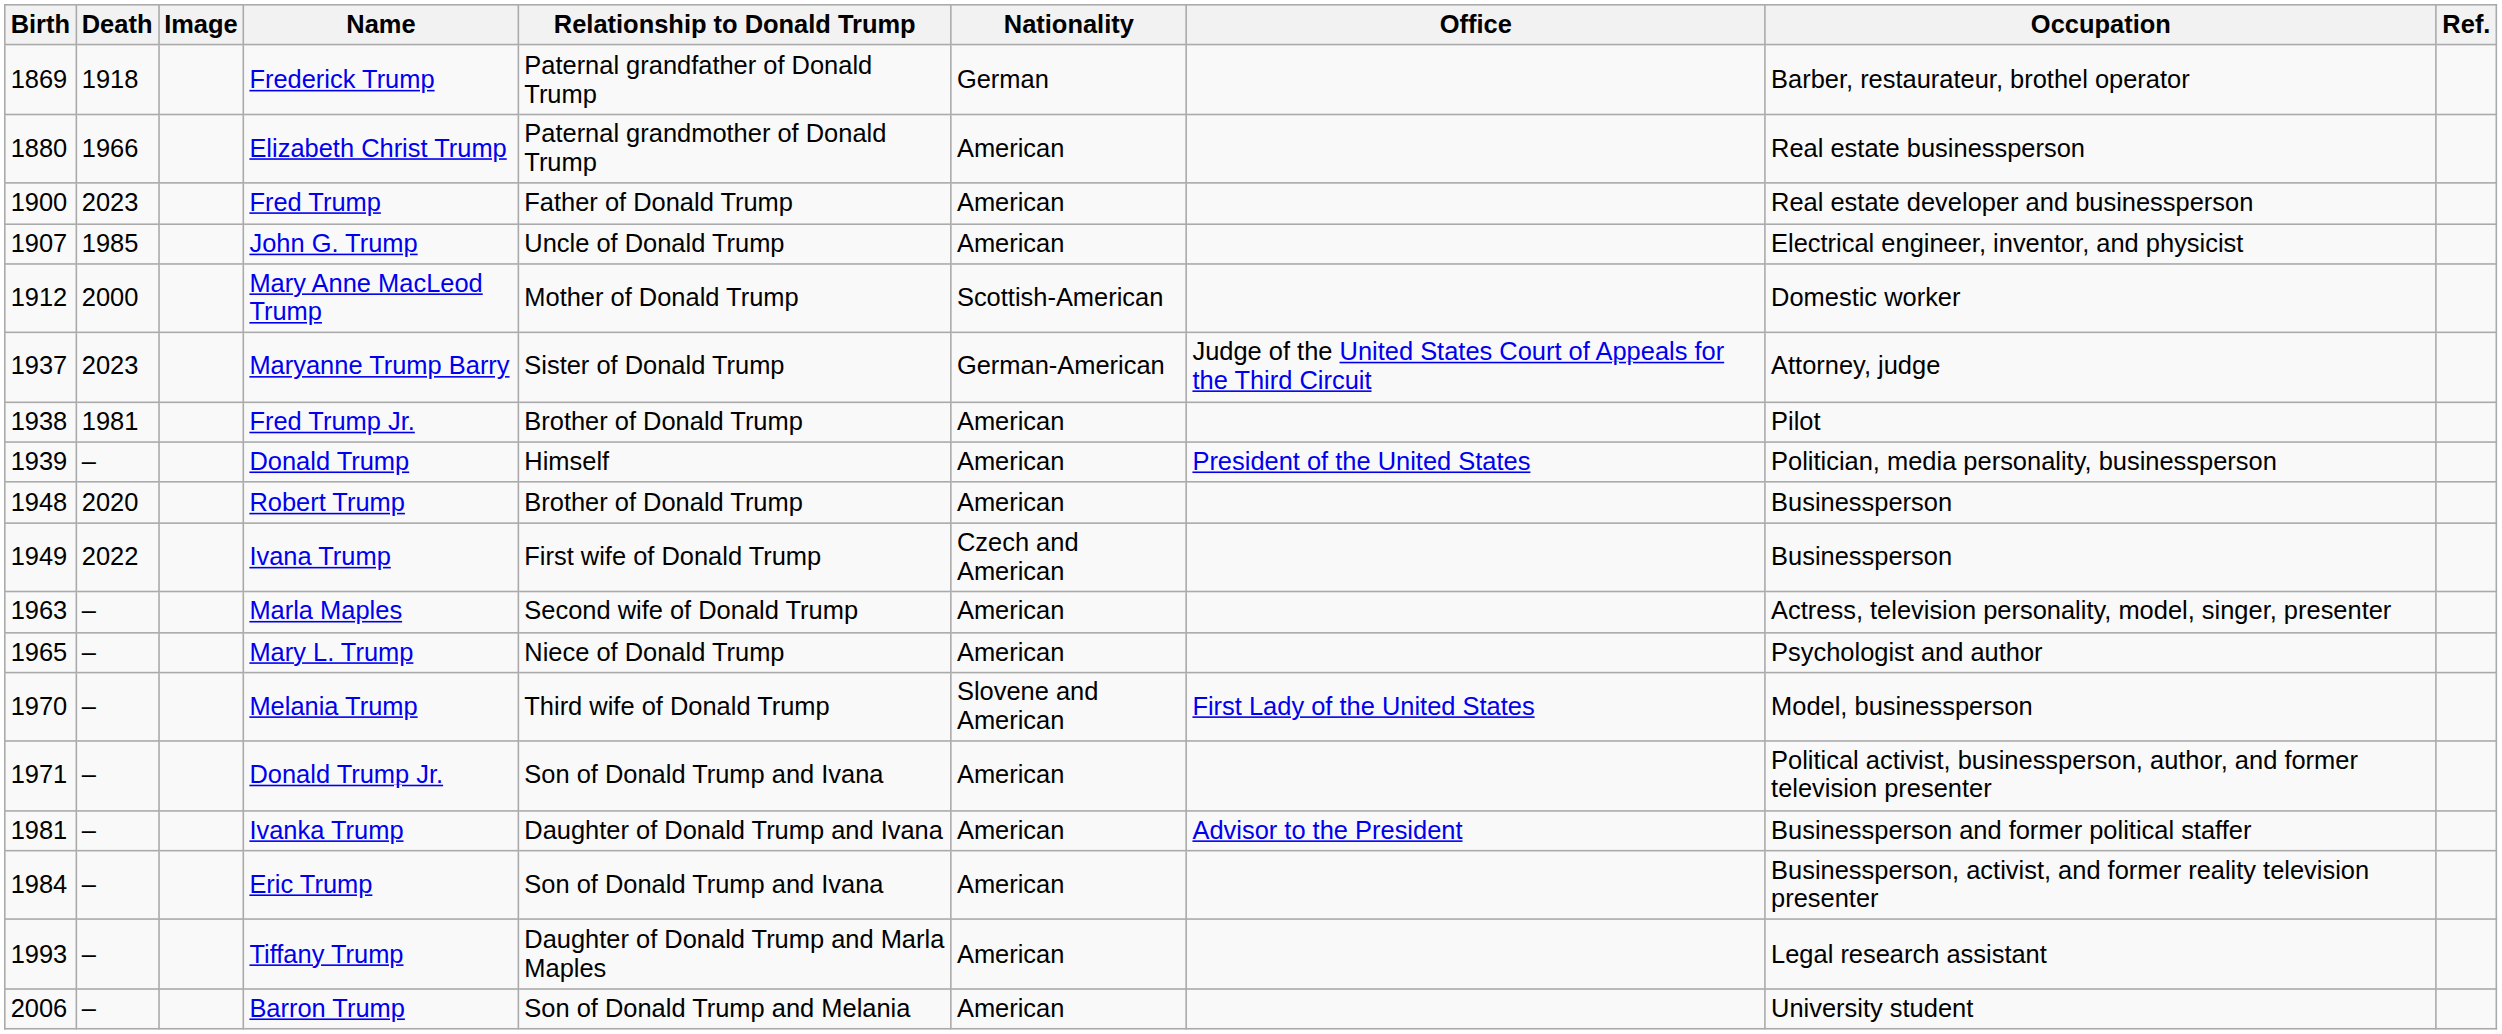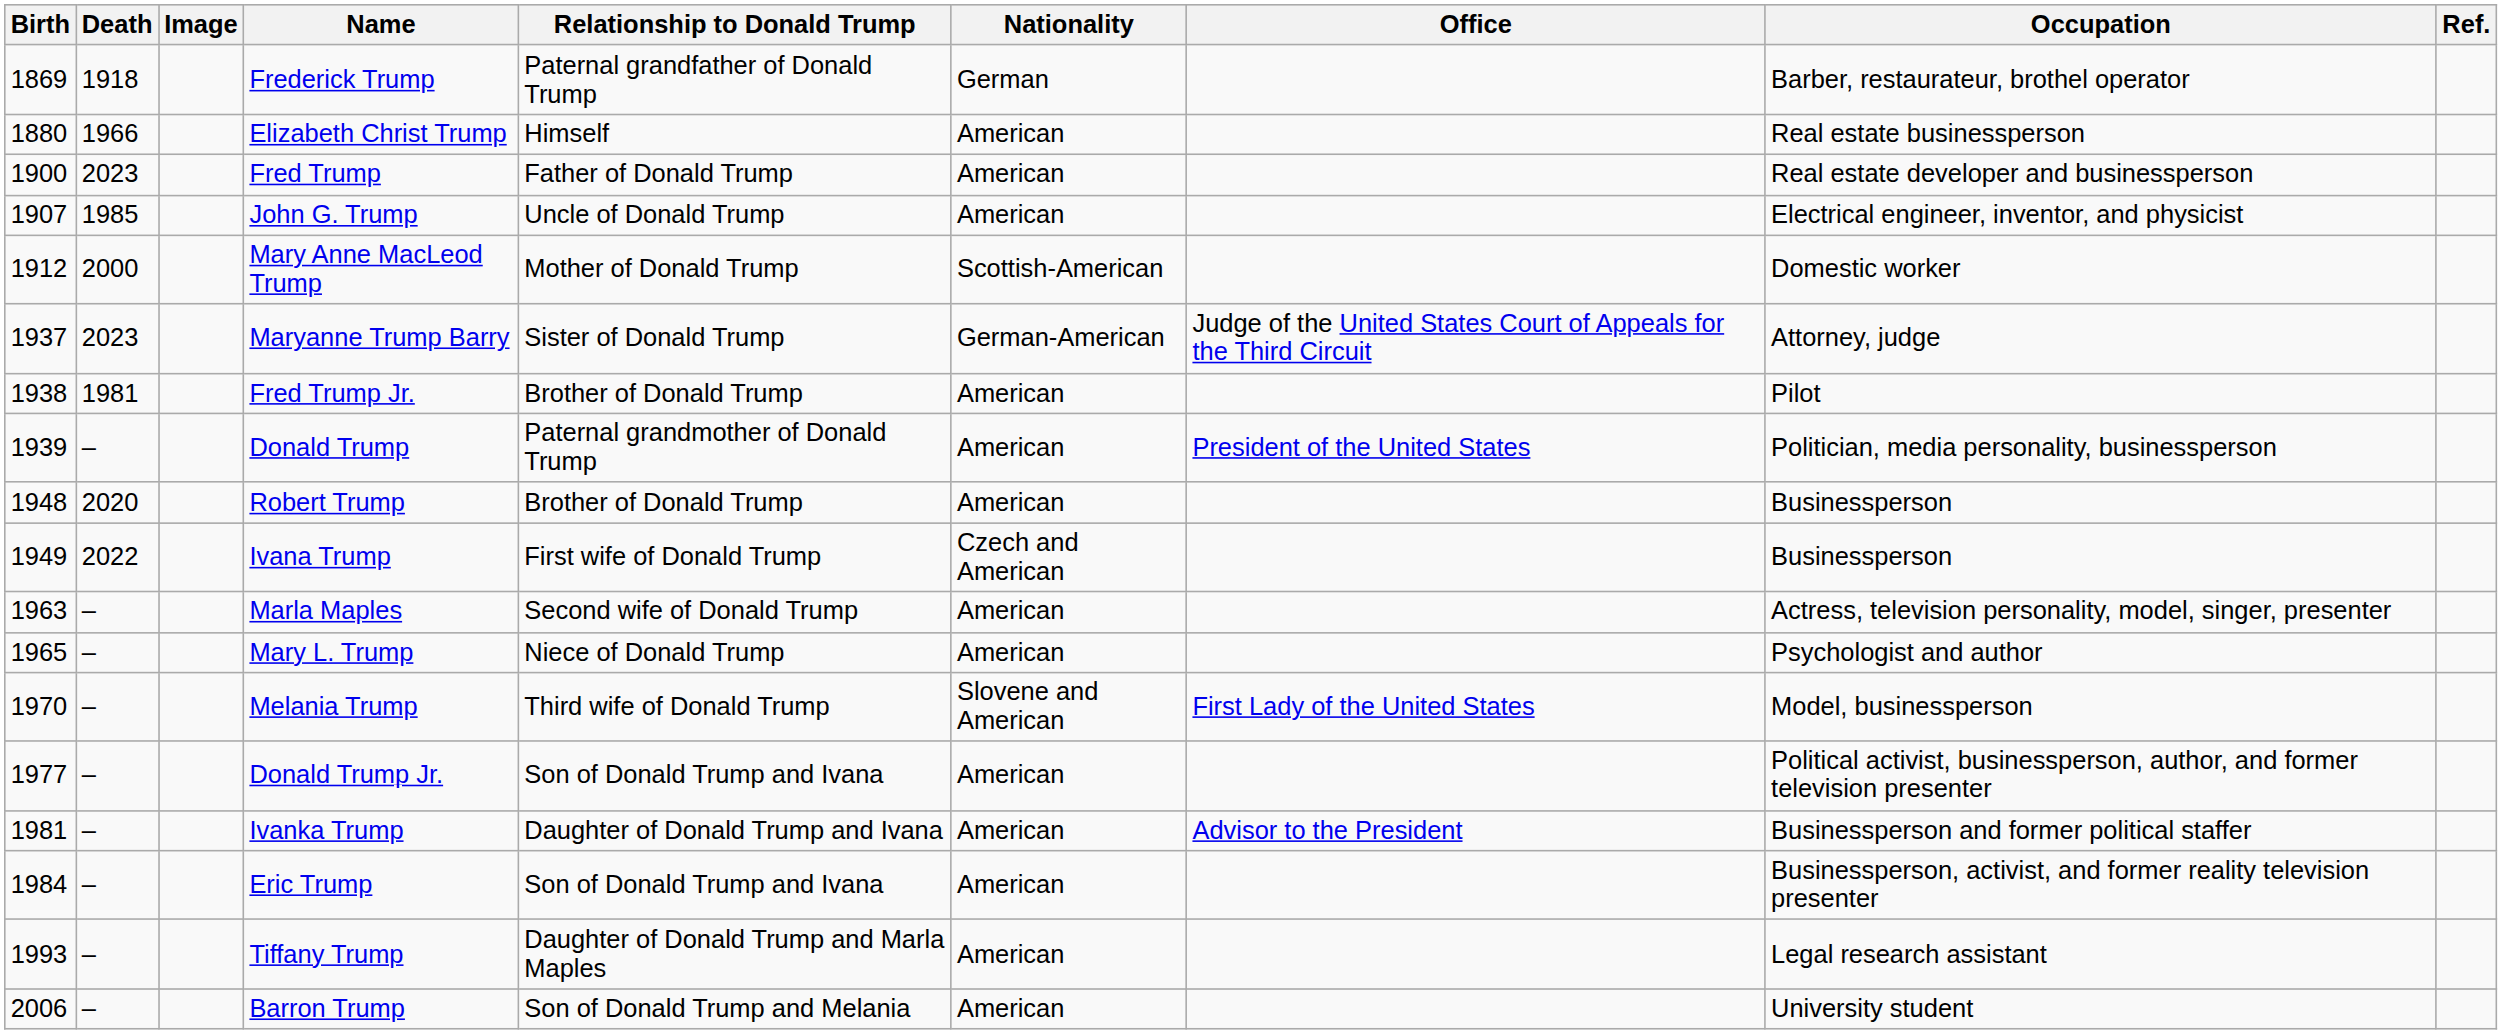(705, 148) Paternal grandmother of Donald Trump -> (567, 133) Himself
(567, 461) Himself -> (705, 447) Paternal grandmother of Donald Trump
(39, 775) 1971 -> (39, 775) 1977
